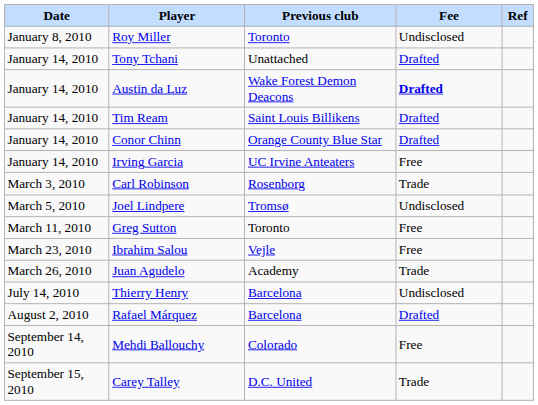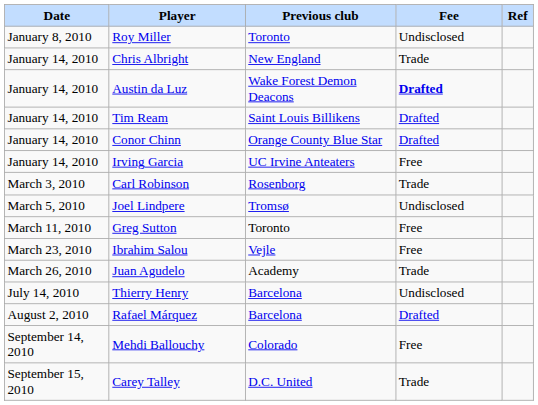+ row: (150, 59)
- row: (145, 59)
